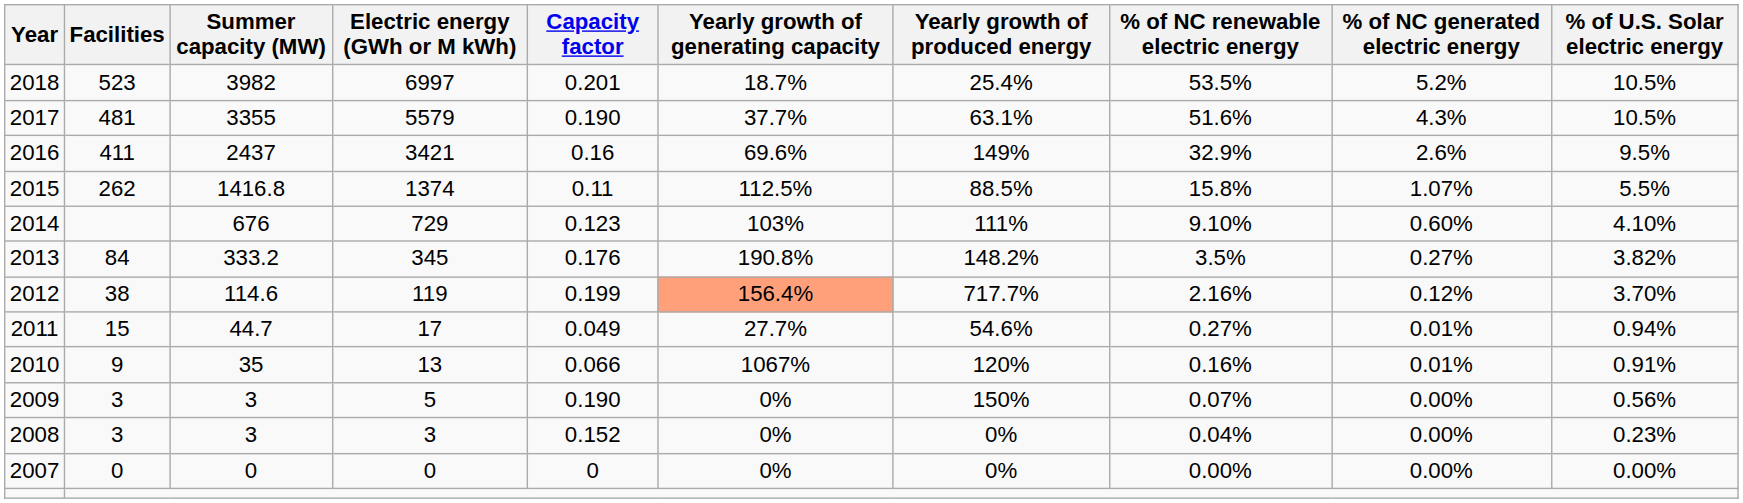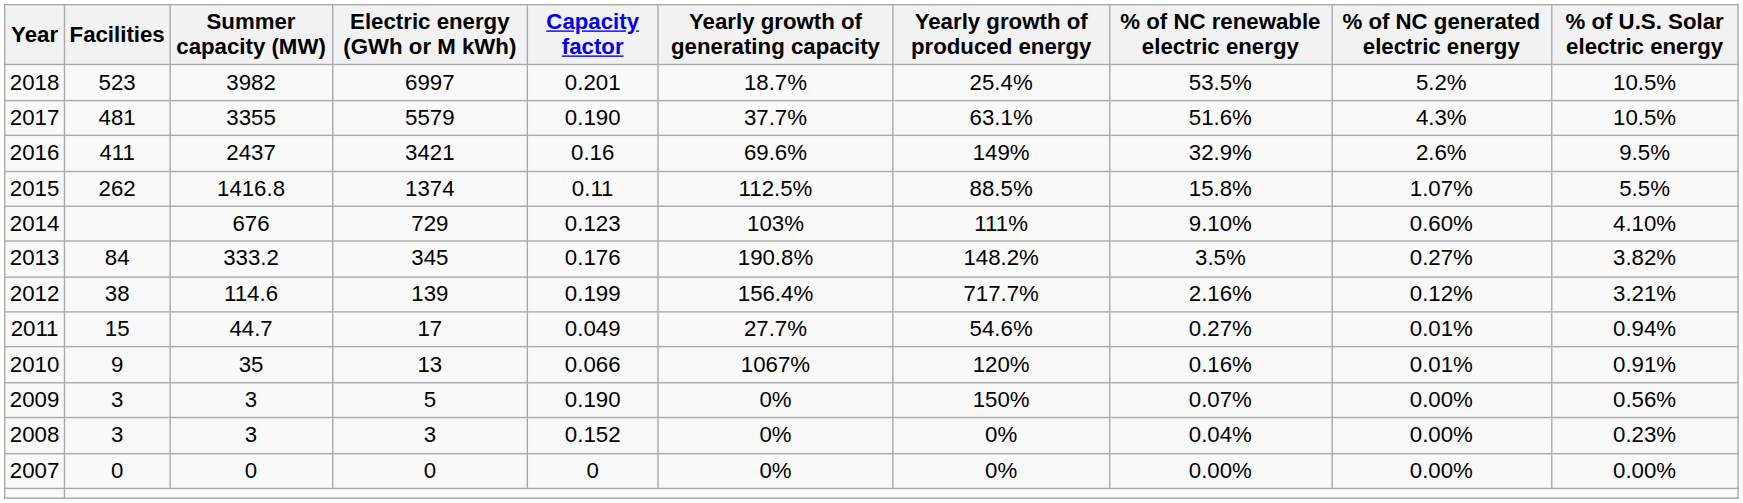(430, 294) 119 -> (430, 294) 139
(775, 294) lightsalmon background -> (775, 294) no background
(1645, 294) 3.70% -> (1645, 294) 3.21%
